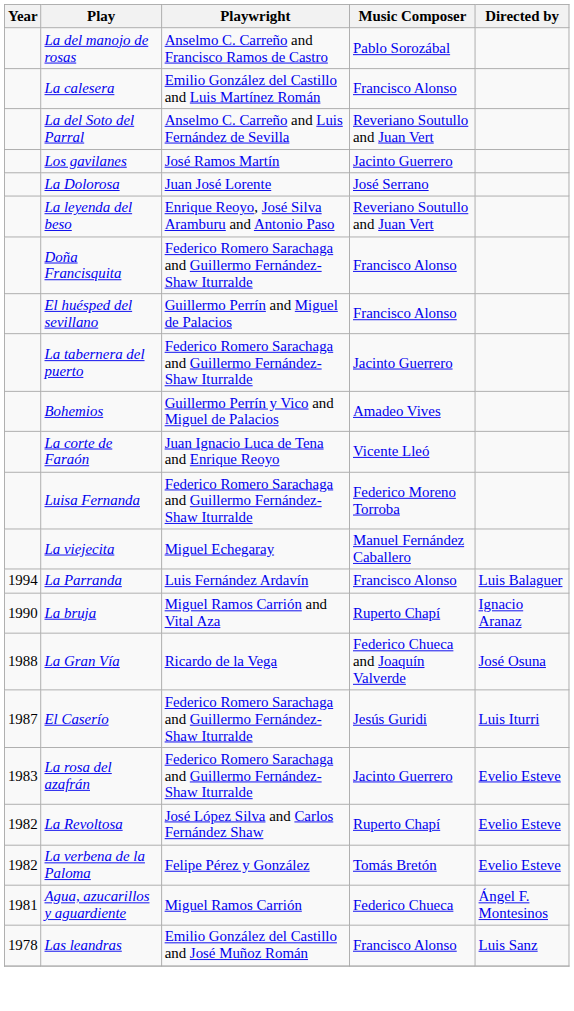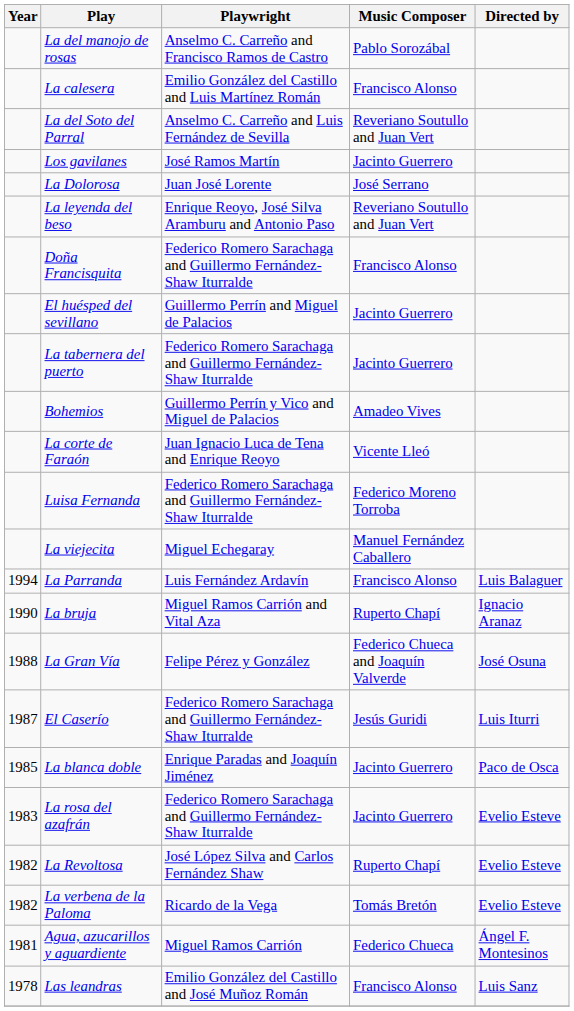(405, 313) Francisco Alonso -> (403, 313) Jacinto Guerrero
(221, 661) Ricardo de la Vega -> (237, 661) Felipe Pérez y González
+ row: (93, 767)
(237, 864) Felipe Pérez y González -> (221, 905) Ricardo de la Vega
